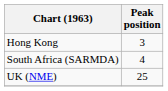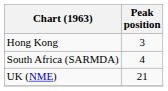(142, 77) 25 -> (142, 77) 21
